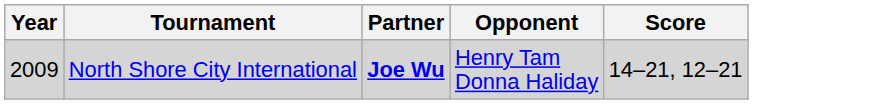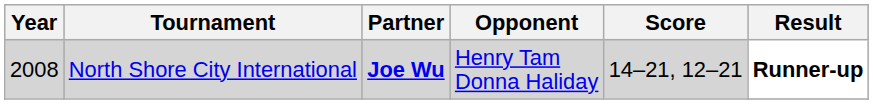+ column: (808, 22)
(34, 69) 2009 -> (34, 69) 2008
